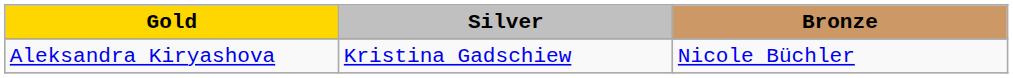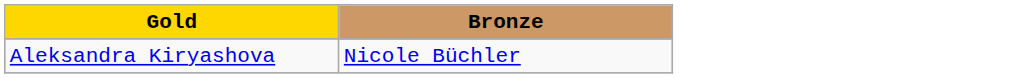- column: (506, 22)
